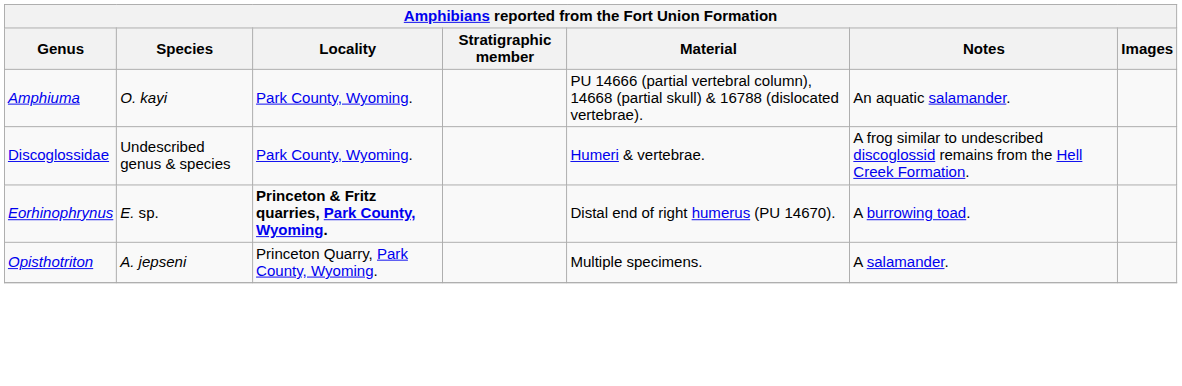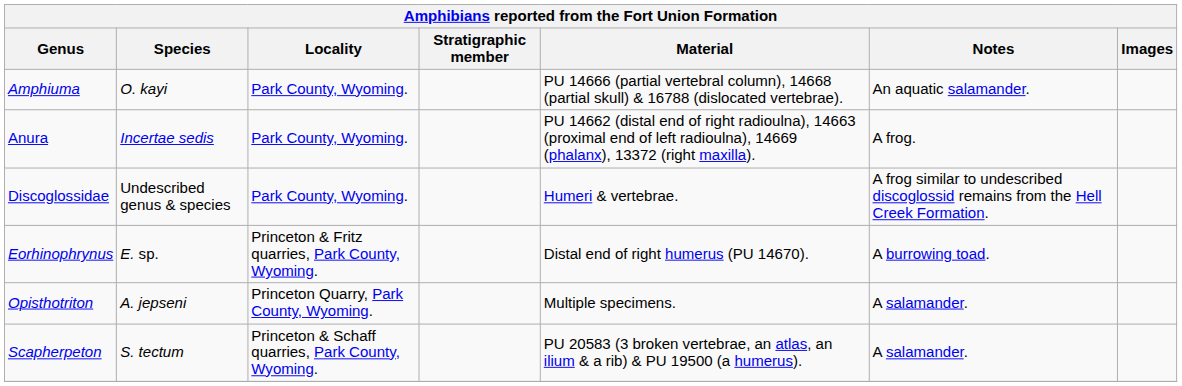+ row: (28, 138)
(336, 213) bold -> (326, 254) normal
+ row: (55, 352)
